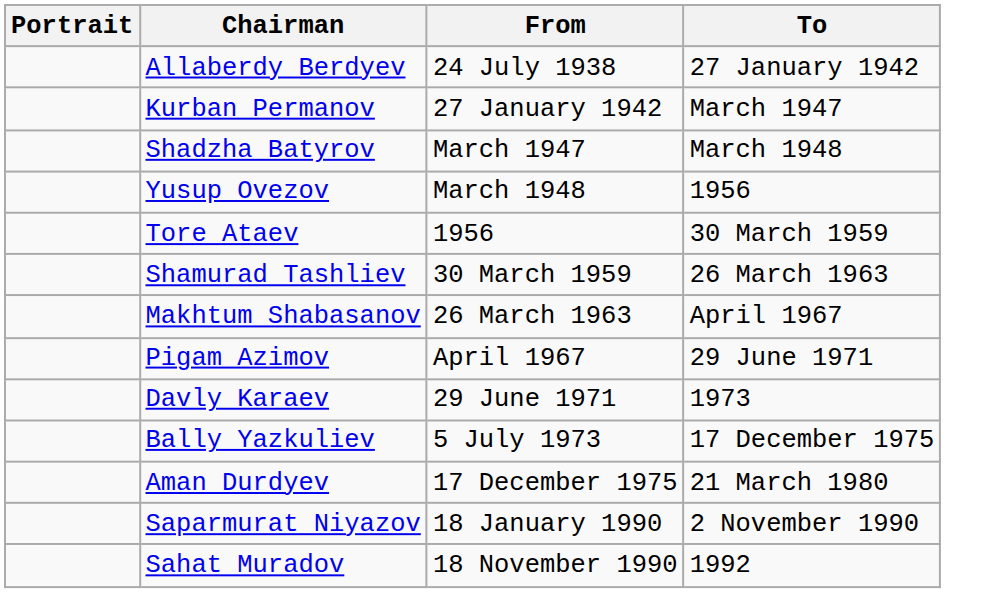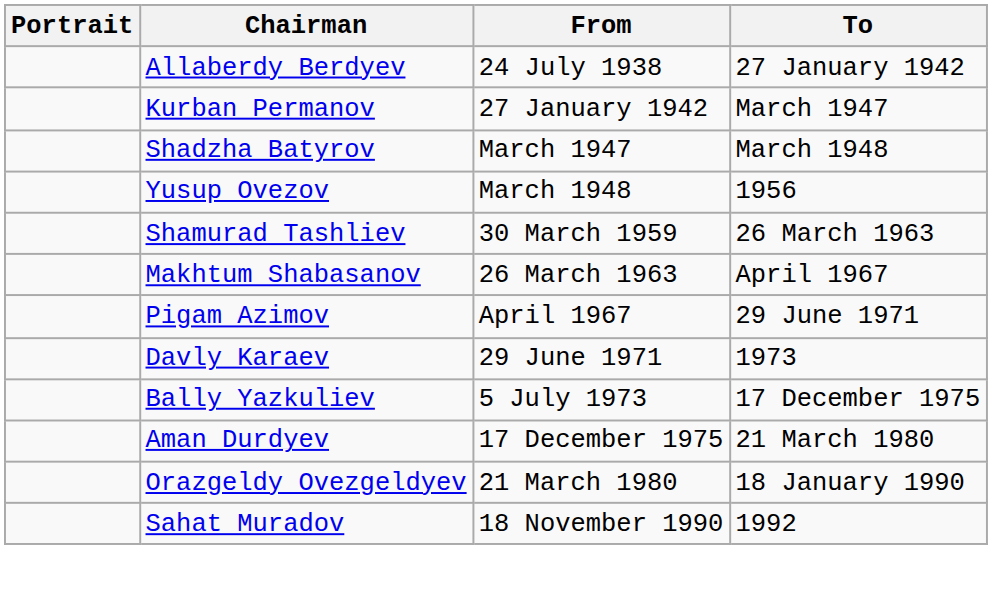- row: (222, 233)
+ row: (306, 483)
- row: (283, 524)
